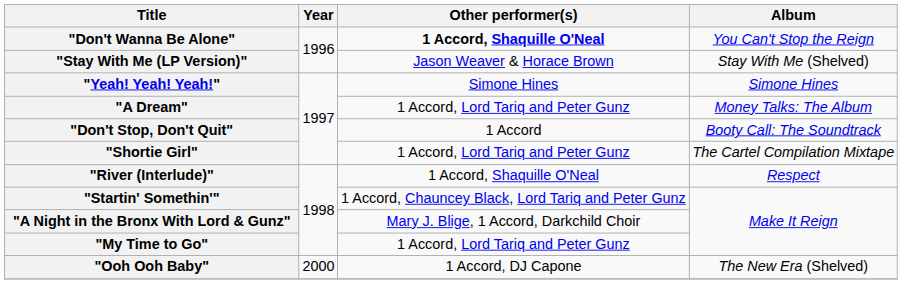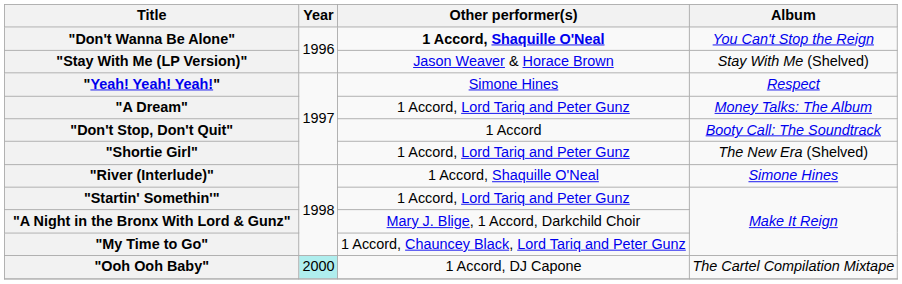(793, 84) Simone Hines -> (793, 84) Respect
(793, 152) The Cartel Compilation Mixtape -> (793, 152) The New Era (Shelved)
(793, 175) Respect -> (793, 175) Simone Hines
(513, 198) 1 Accord, Chauncey Black, Lord Tariq and Peter Gunz -> (513, 198) 1 Accord, Lord Tariq and Peter Gunz
(513, 244) 1 Accord, Lord Tariq and Peter Gunz -> (513, 244) 1 Accord, Chauncey Black, Lord Tariq and Peter Gunz
(318, 267) no background -> (318, 267) paleturquoise background
(793, 267) The New Era (Shelved) -> (793, 267) The Cartel Compilation Mixtape
